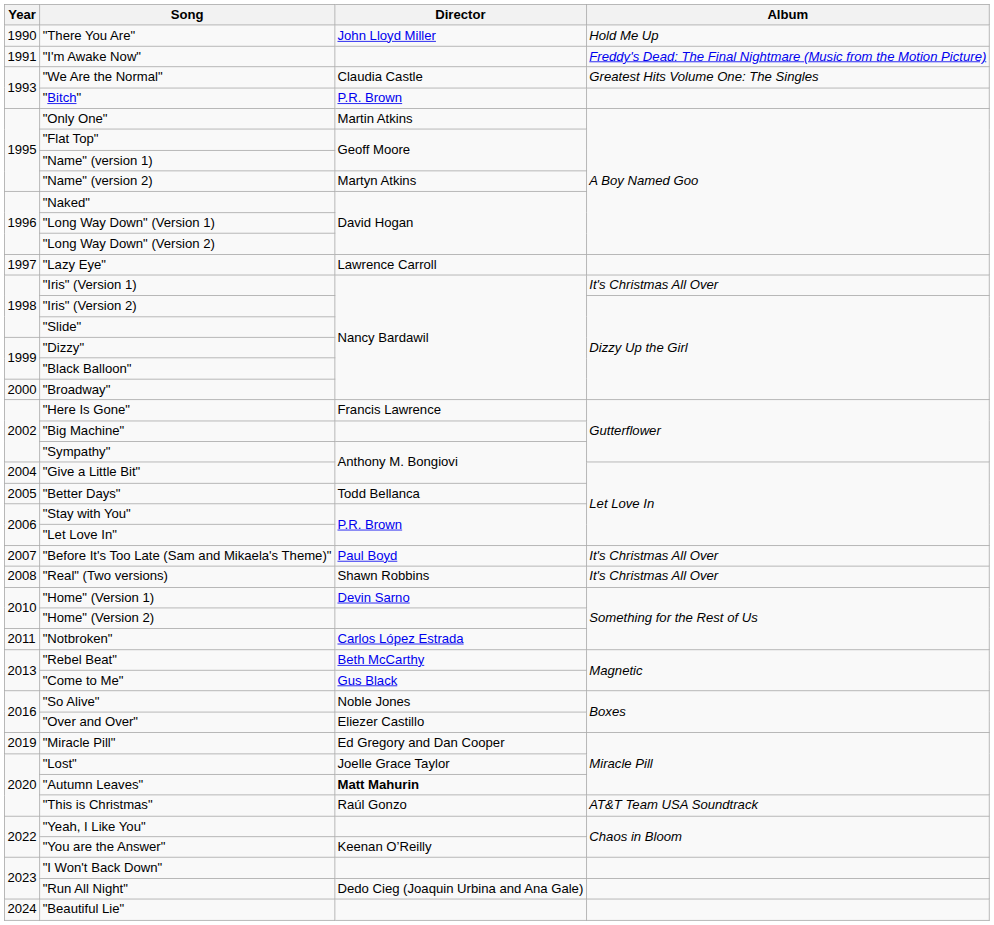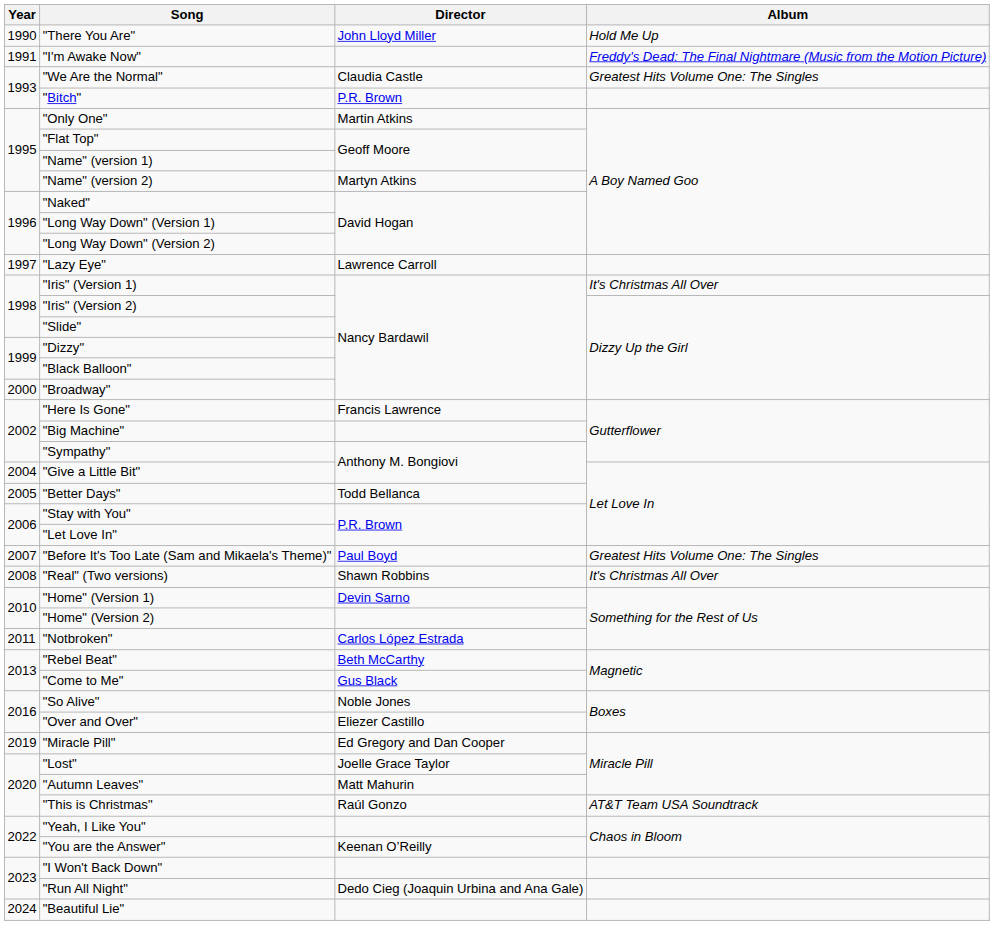(654, 555) It's Christmas All Over -> (704, 555) Greatest Hits Volume One: The Singles
(378, 784) bold -> (376, 784) normal
